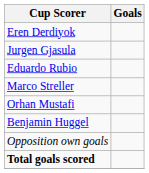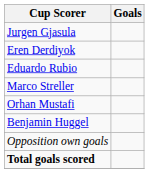rows swapped: (41, 31) <-> (41, 50)
